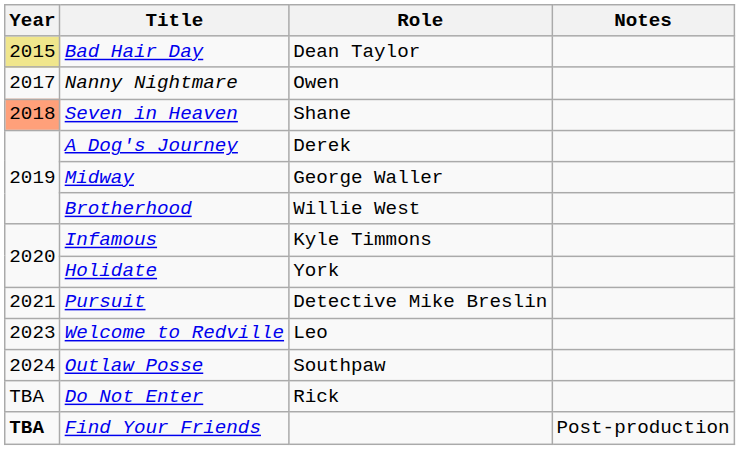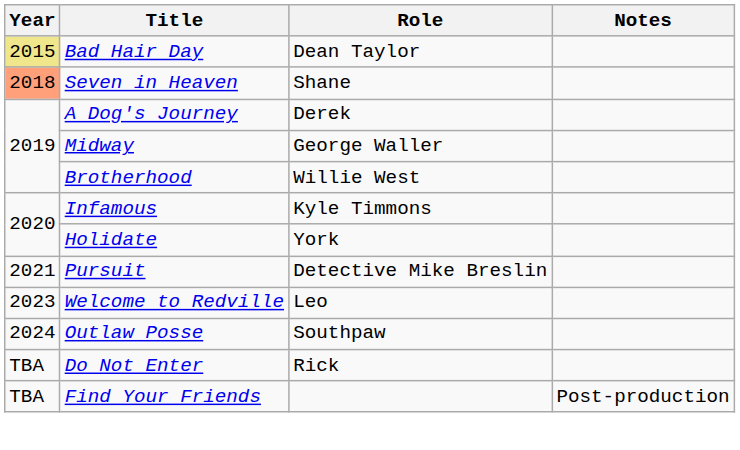- row: (151, 83)
(27, 428) bold -> (27, 397) normal
